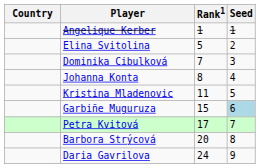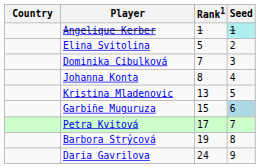(233, 30) no background -> (233, 30) paleturquoise background
(203, 93) 11 -> (203, 93) 13
(203, 140) 20 -> (203, 140) 19
